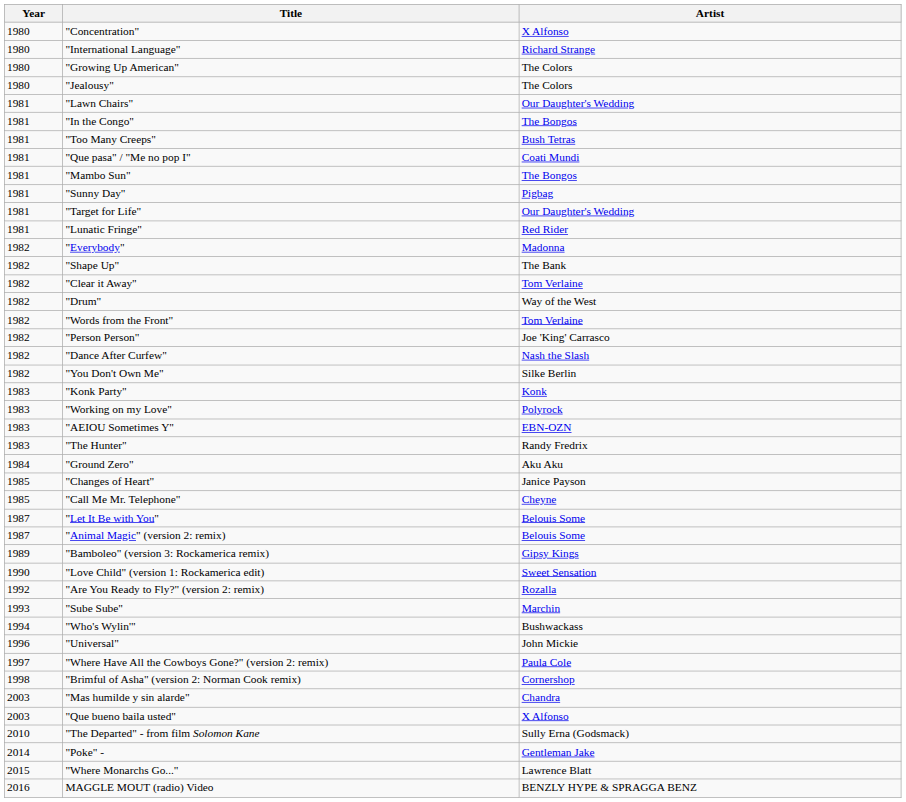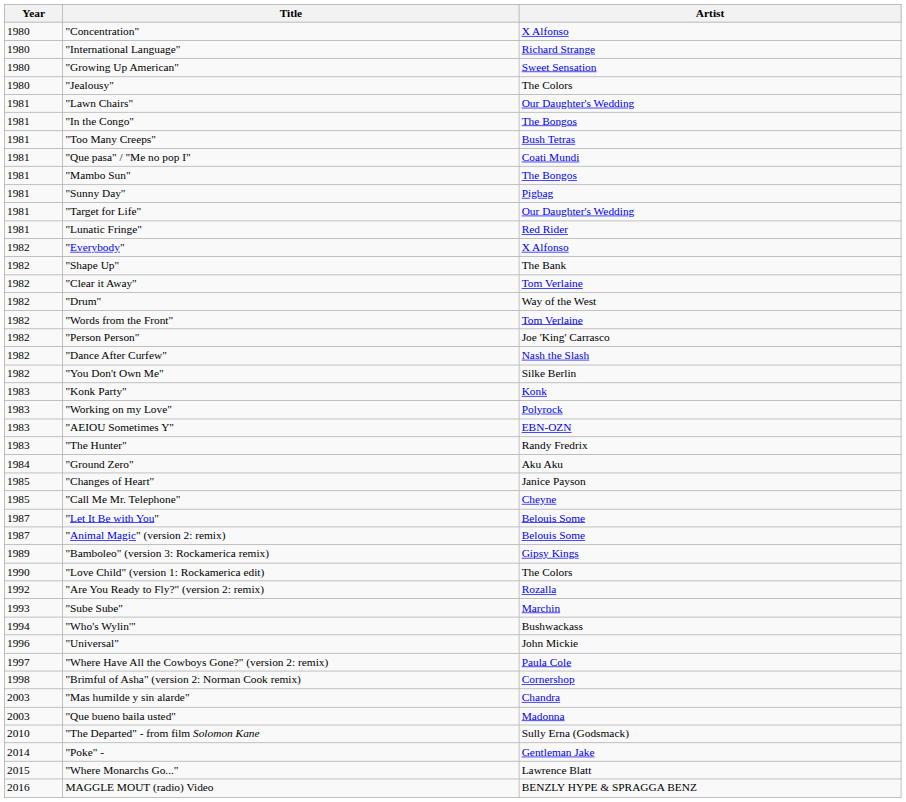(547, 67) The Colors -> (559, 67) Sweet Sensation
(543, 247) Madonna -> (545, 247) X Alfonso
(559, 572) Sweet Sensation -> (547, 572) The Colors
(545, 716) X Alfonso -> (543, 716) Madonna
